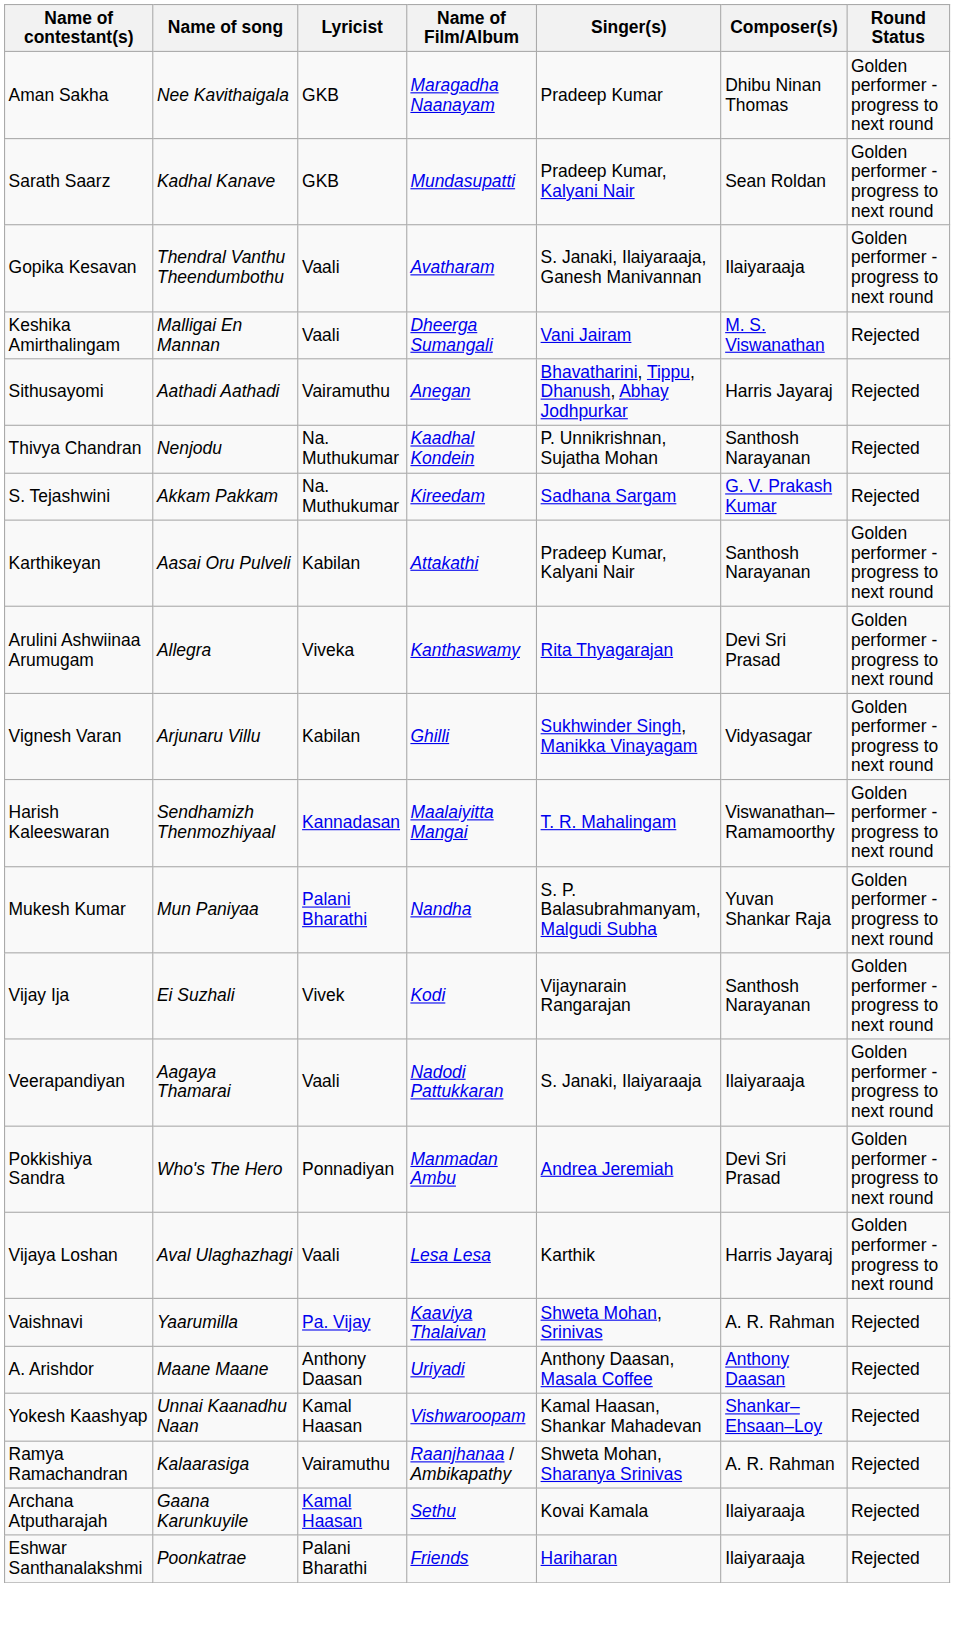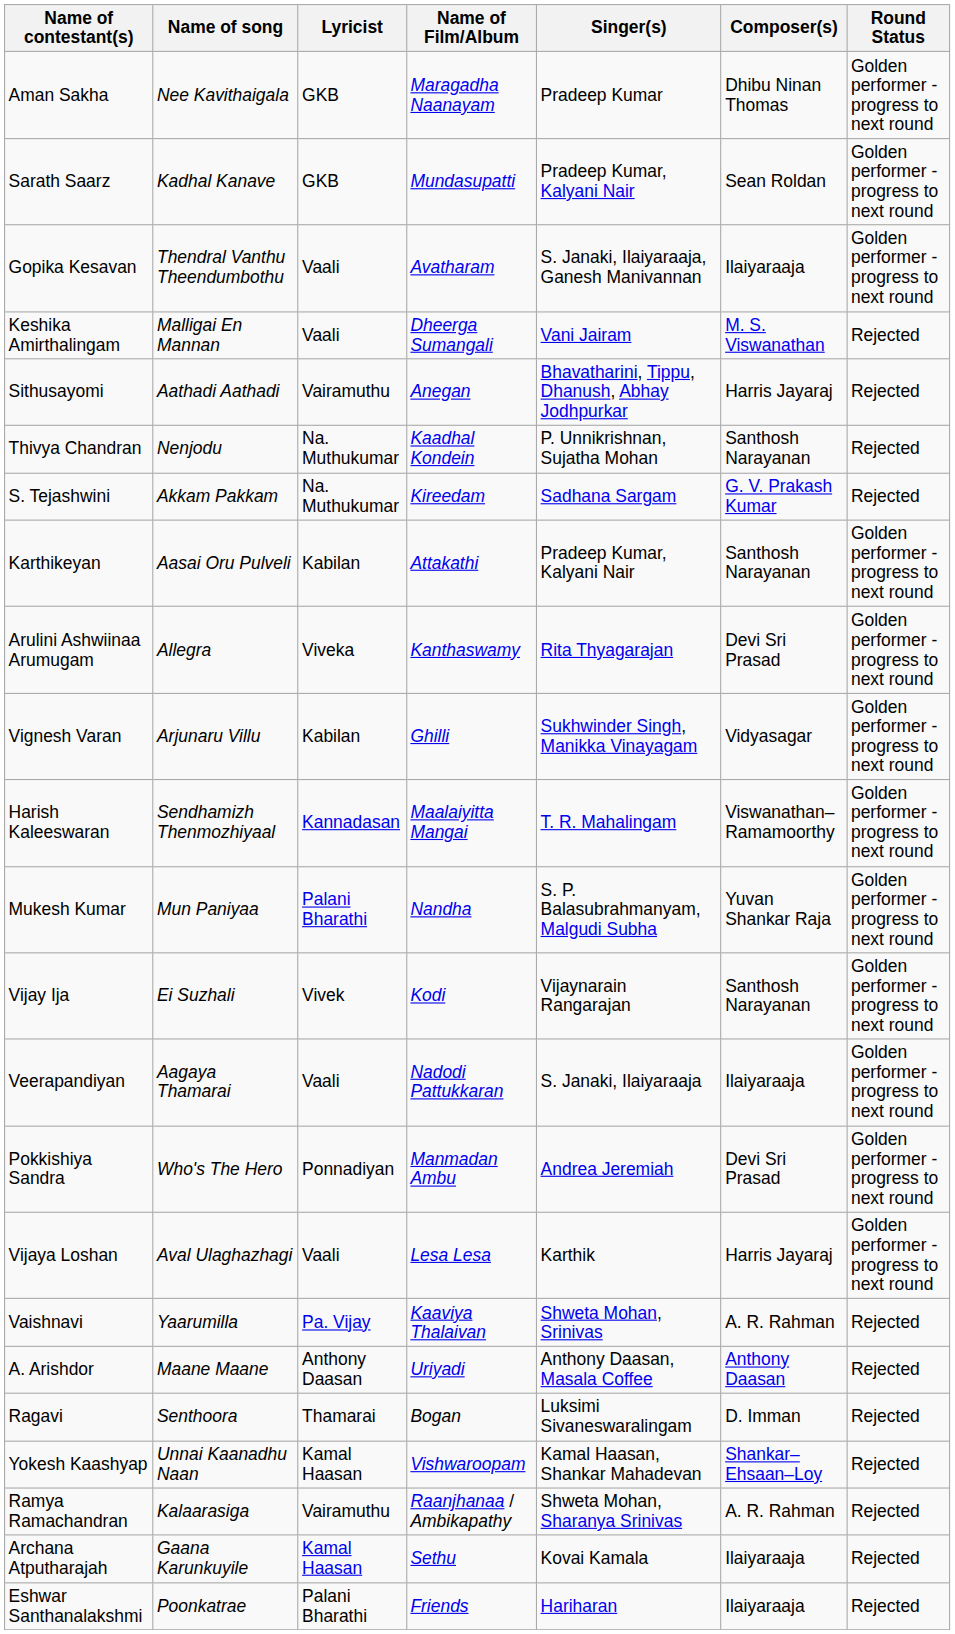+ row: (36, 1416)
